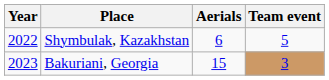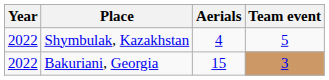(219, 39) 6 -> (219, 39) 4
(23, 63) 2023 -> (23, 63) 2022
